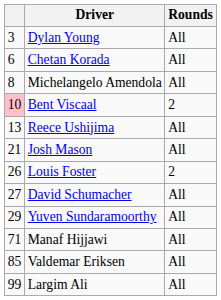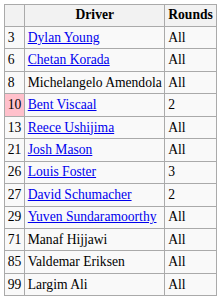(172, 172) 2 -> (172, 172) 3
(177, 194) All -> (172, 194) 2
